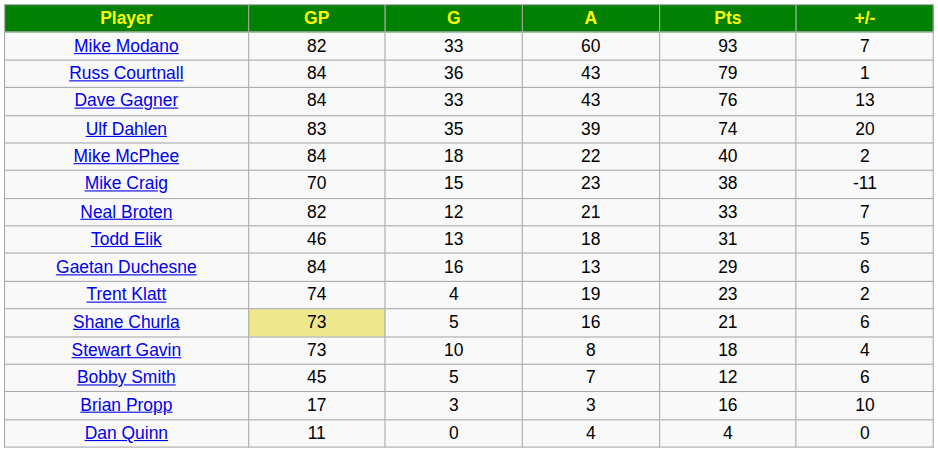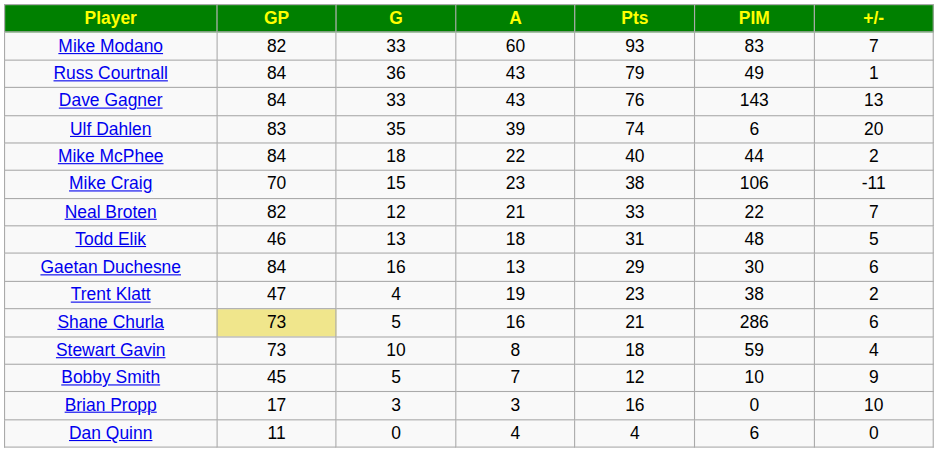+ column: (754, 18)
(317, 294) 74 -> (277, 294) 47
(865, 377) 6 -> (874, 377) 9
